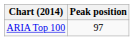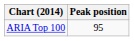(98, 28) 97 -> (98, 28) 95
